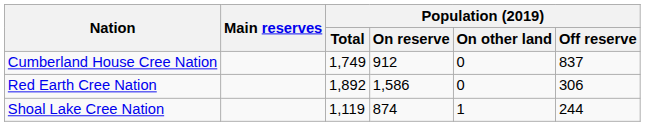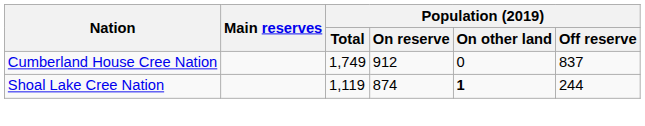- row: (82, 86)
(461, 109) normal -> (461, 86) bold
